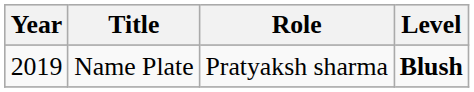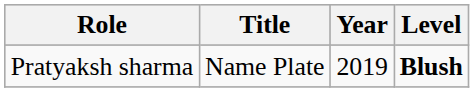columns swapped: (36, 24) <-> (297, 24)
